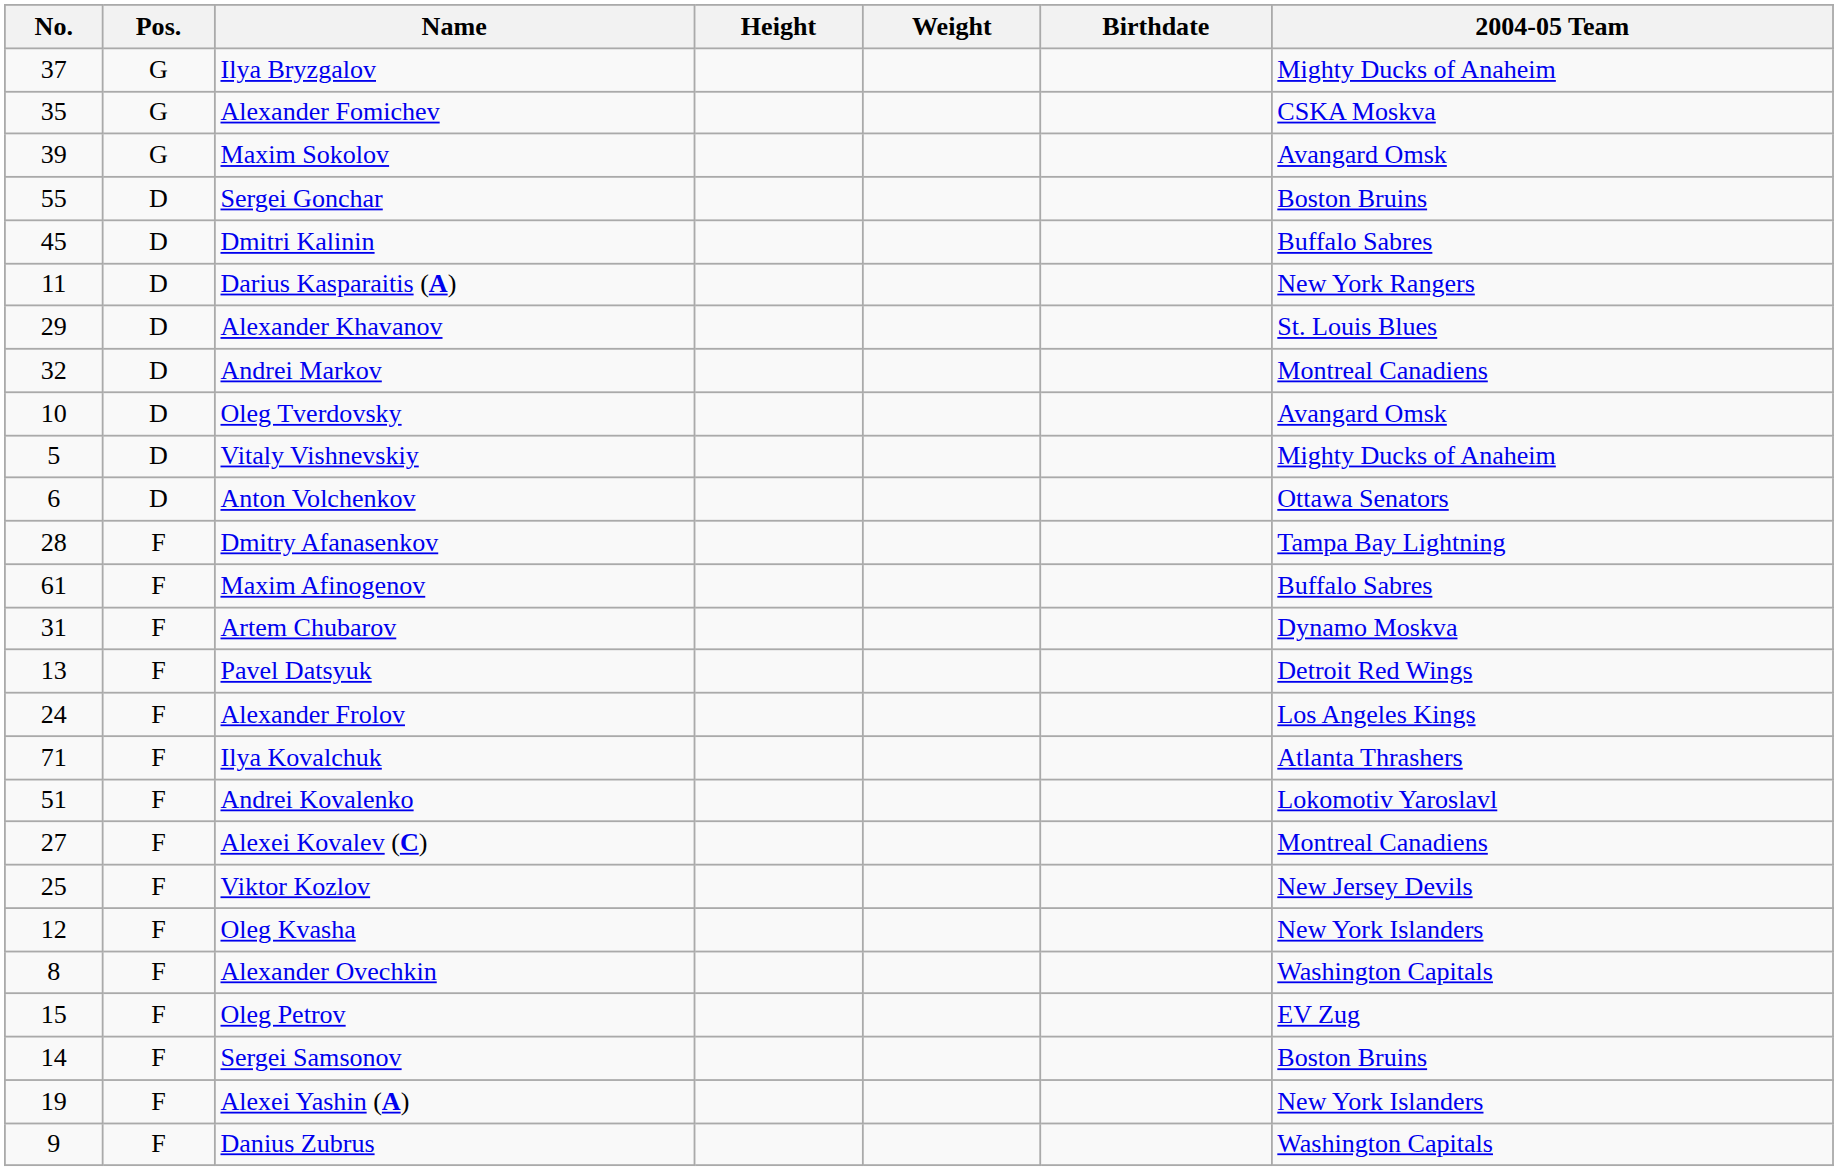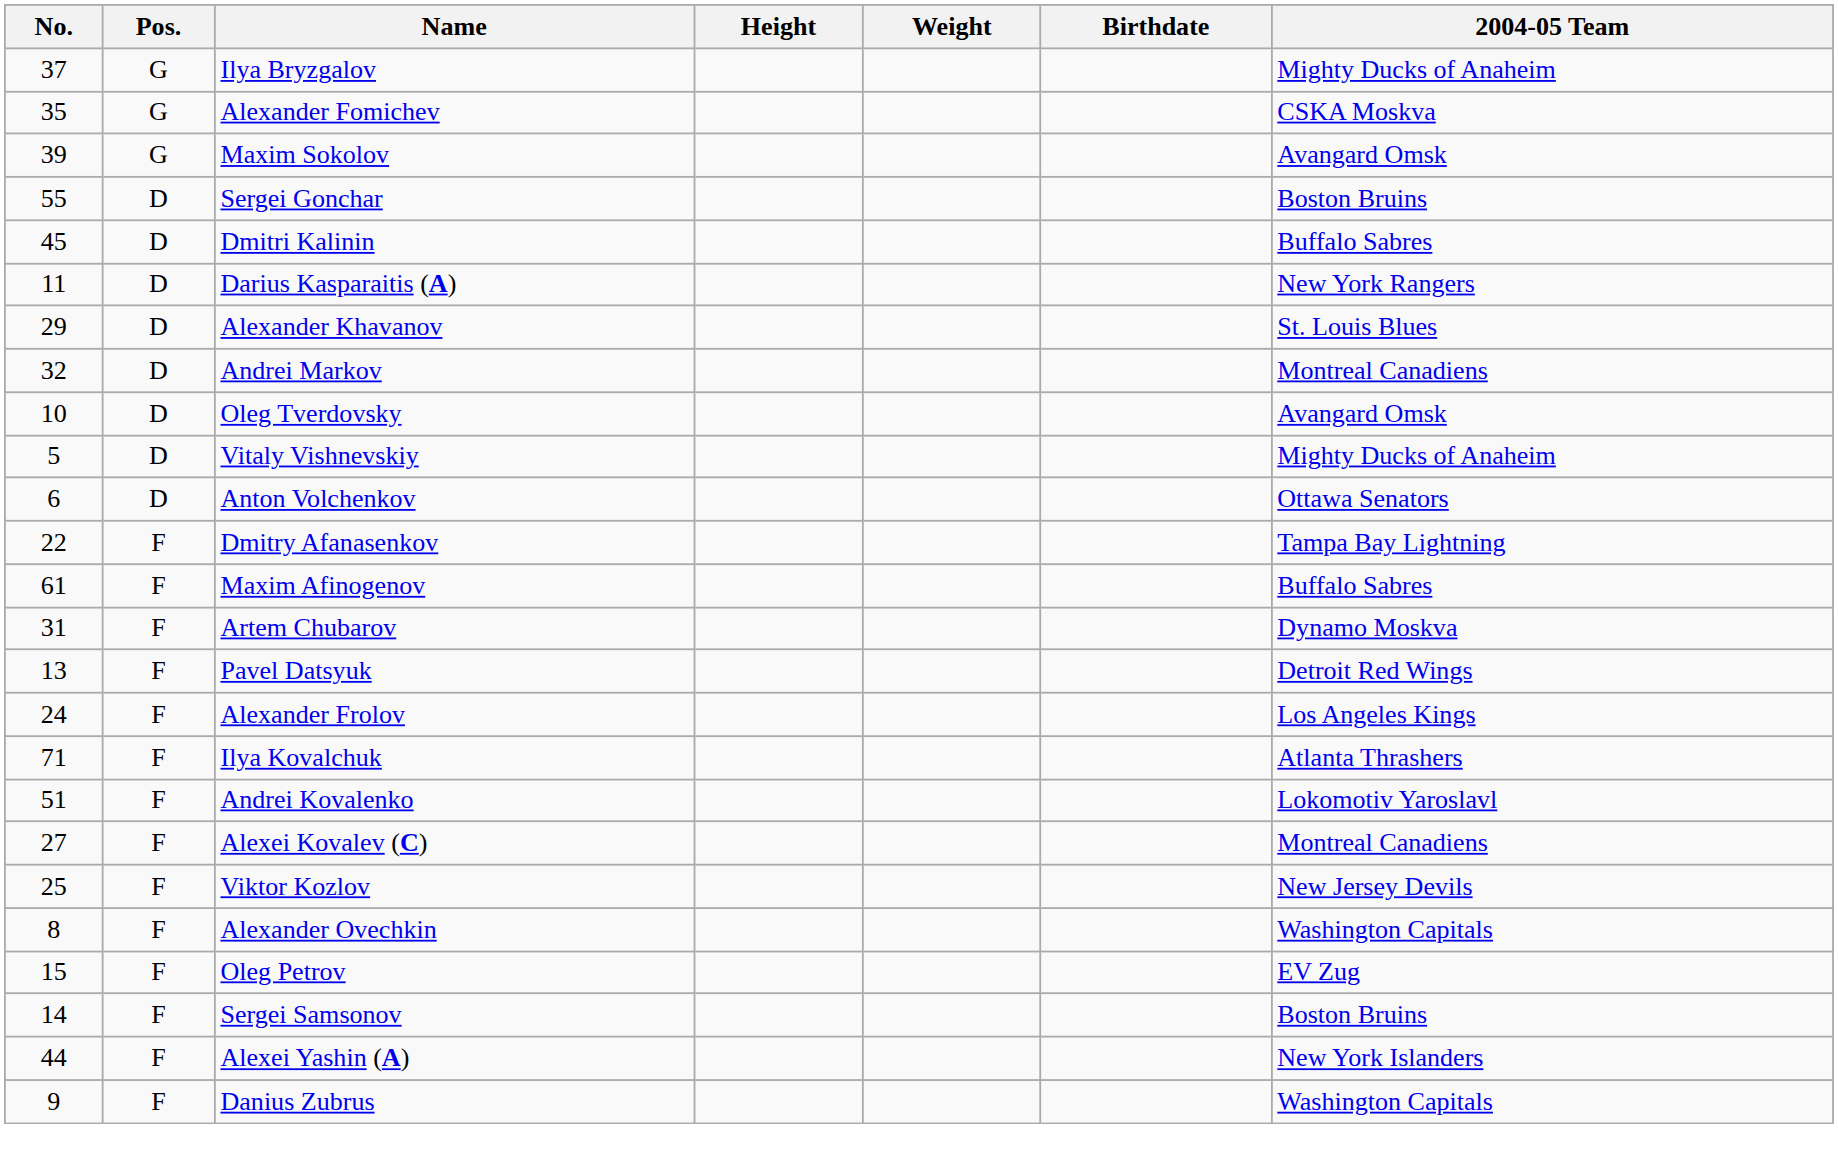(54, 542) 28 -> (54, 542) 22
- row: (288, 929)
(54, 1101) 19 -> (54, 1058) 44
